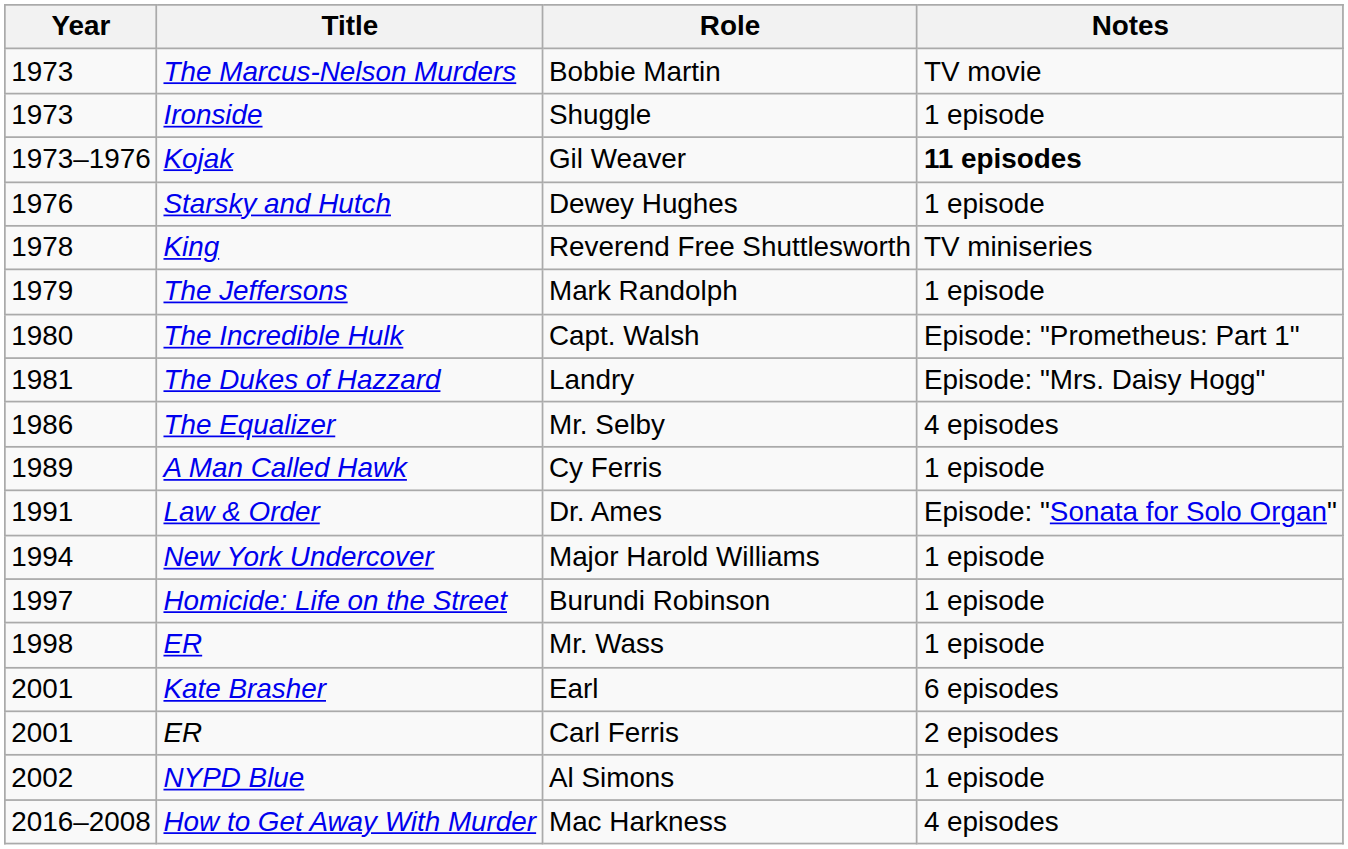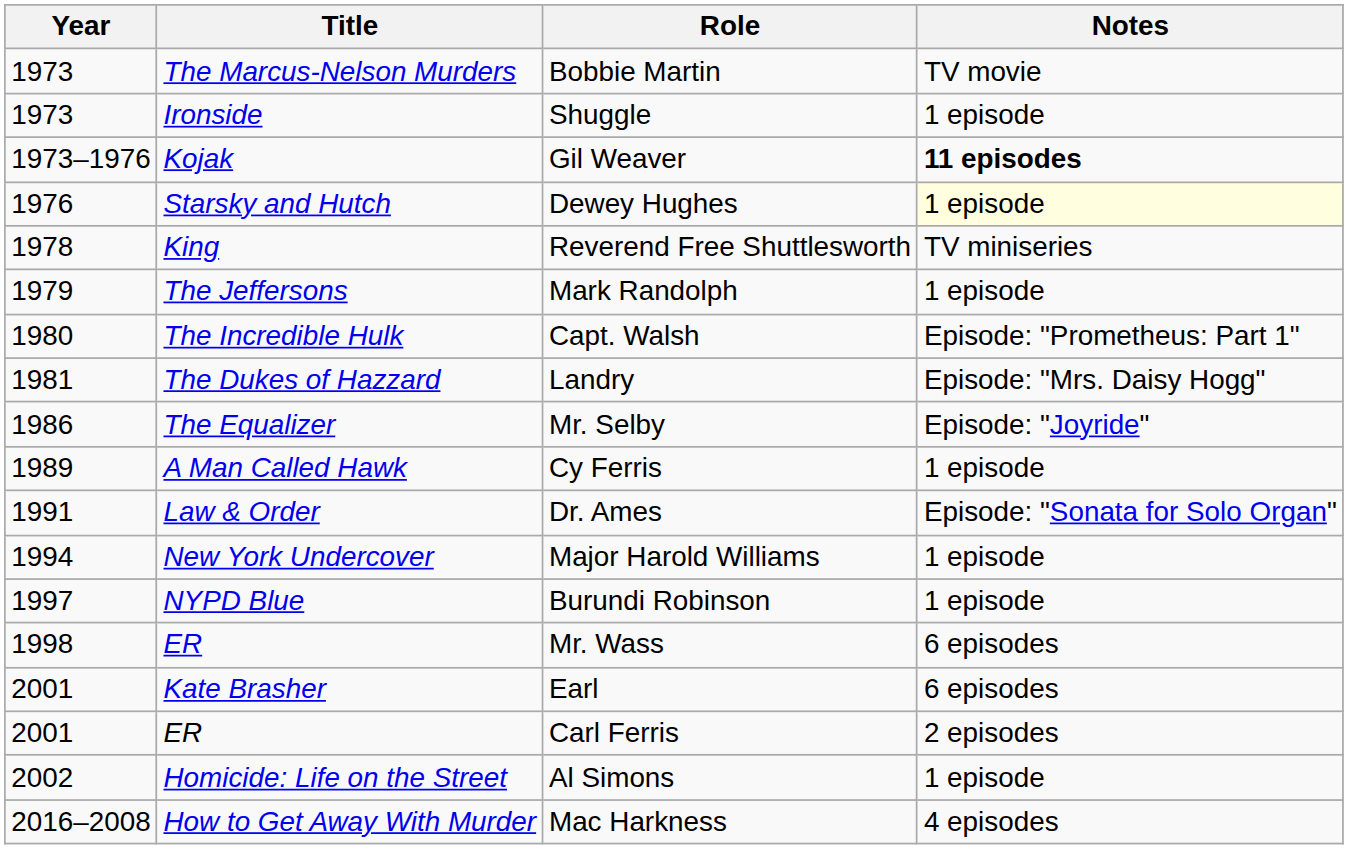(984, 203) no background -> (984, 203) lightyellow background
(991, 423) 4 episodes -> (1037, 423) Episode: "Joyride"
(335, 600) Homicide: Life on the Street -> (234, 600) NYPD Blue
(984, 644) 1 episode -> (991, 644) 6 episodes
(234, 777) NYPD Blue -> (335, 777) Homicide: Life on the Street
